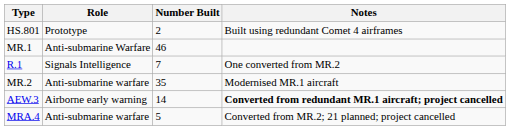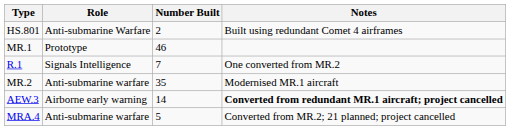(66, 30) Prototype -> (98, 30) Anti-submarine Warfare
(98, 47) Anti-submarine Warfare -> (66, 47) Prototype
